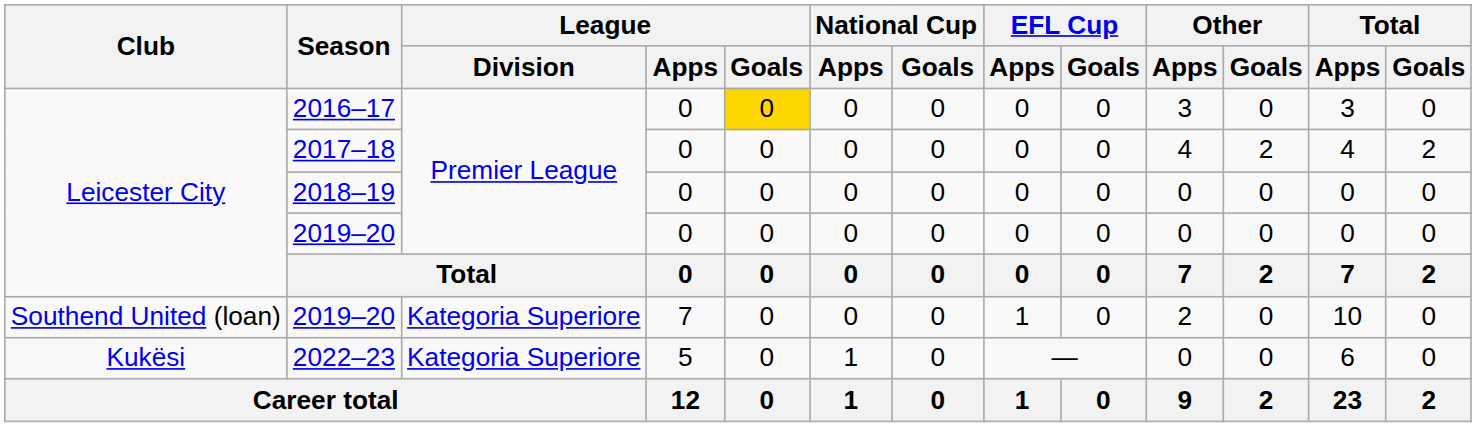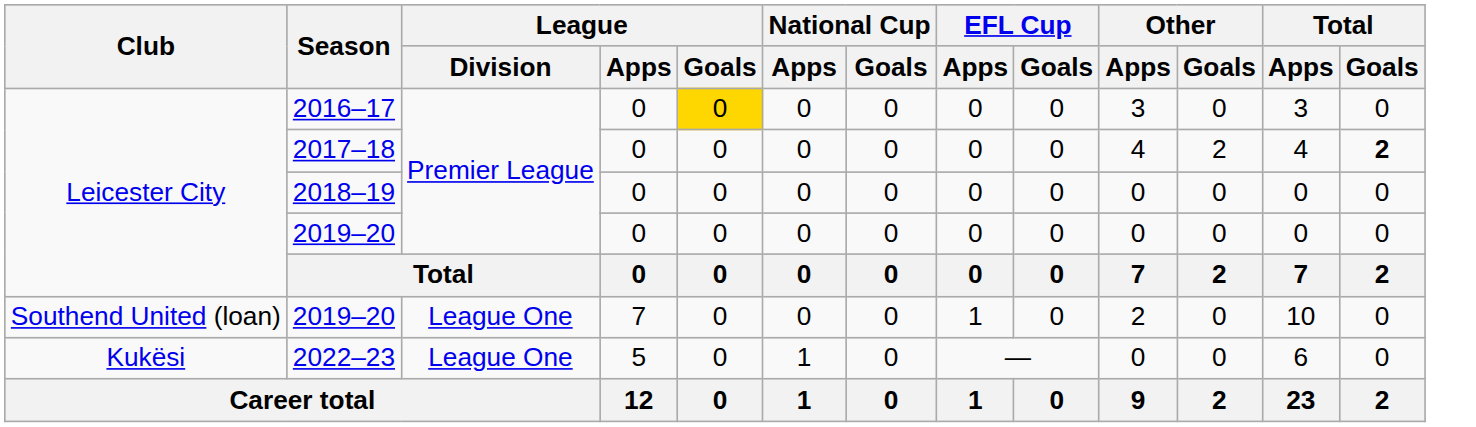(1429, 150) normal -> (1382, 150) bold
(524, 316) Kategoria Superiore -> (500, 316) League One
(524, 358) Kategoria Superiore -> (500, 358) League One
